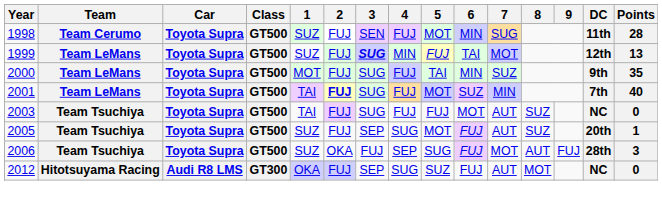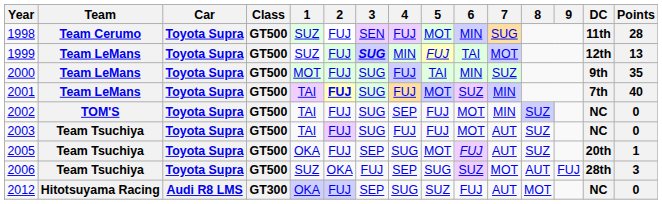+ row: (21, 111)
(307, 131) SUZ -> (307, 150) OKA
(471, 150) FUJ -> (471, 170) SUZ
